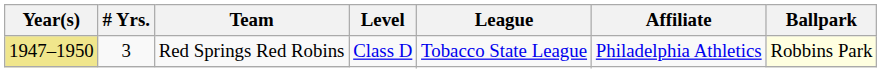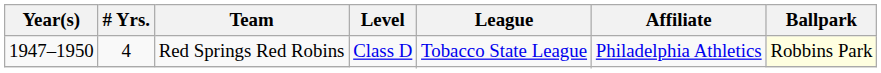(51, 51) khaki background -> (51, 51) no background
(126, 51) 3 -> (126, 51) 4
